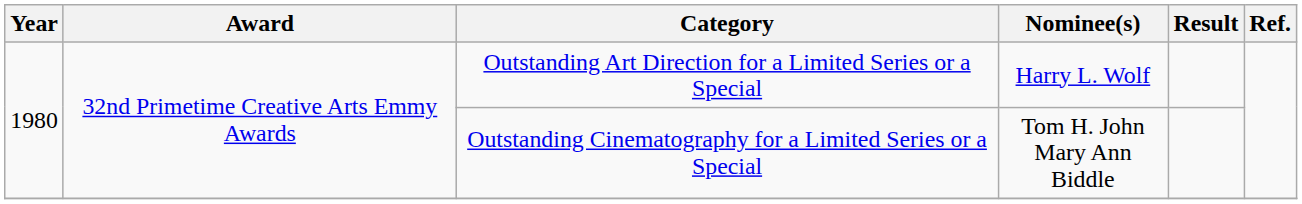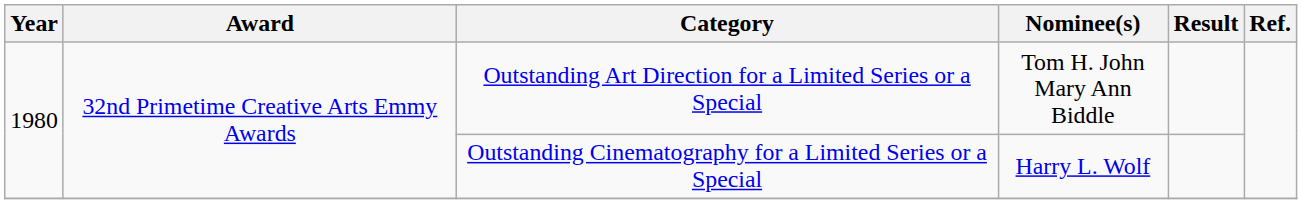(1083, 74) Harry L. Wolf -> (1083, 88) Tom H. John Mary Ann Biddle
(1083, 152) Tom H. John Mary Ann Biddle -> (1083, 166) Harry L. Wolf
